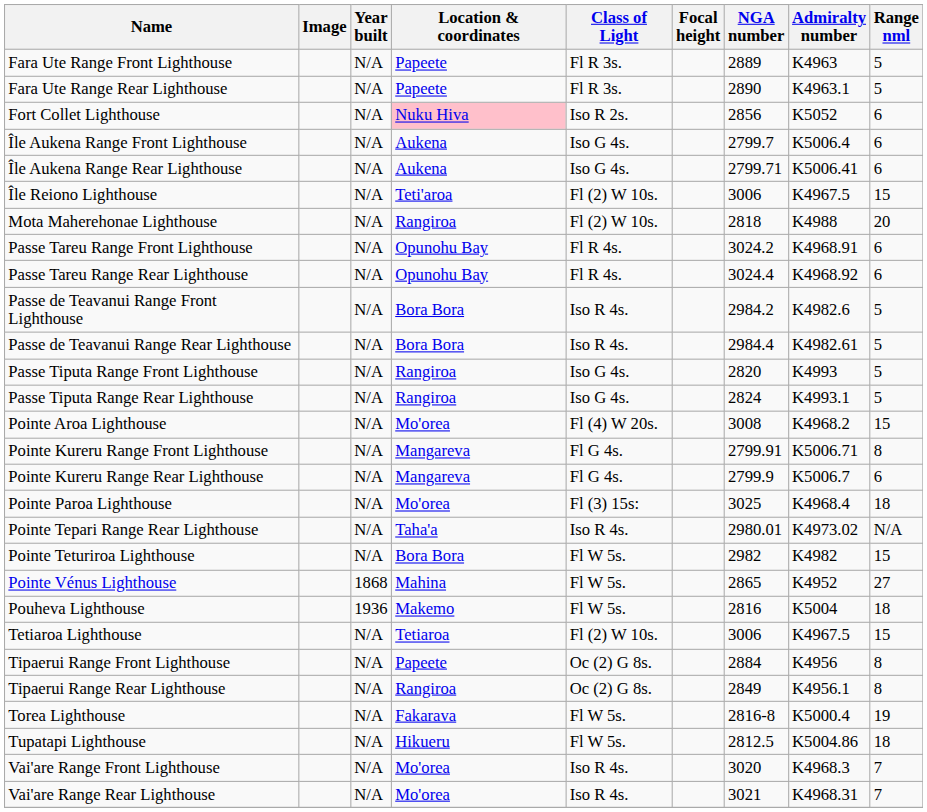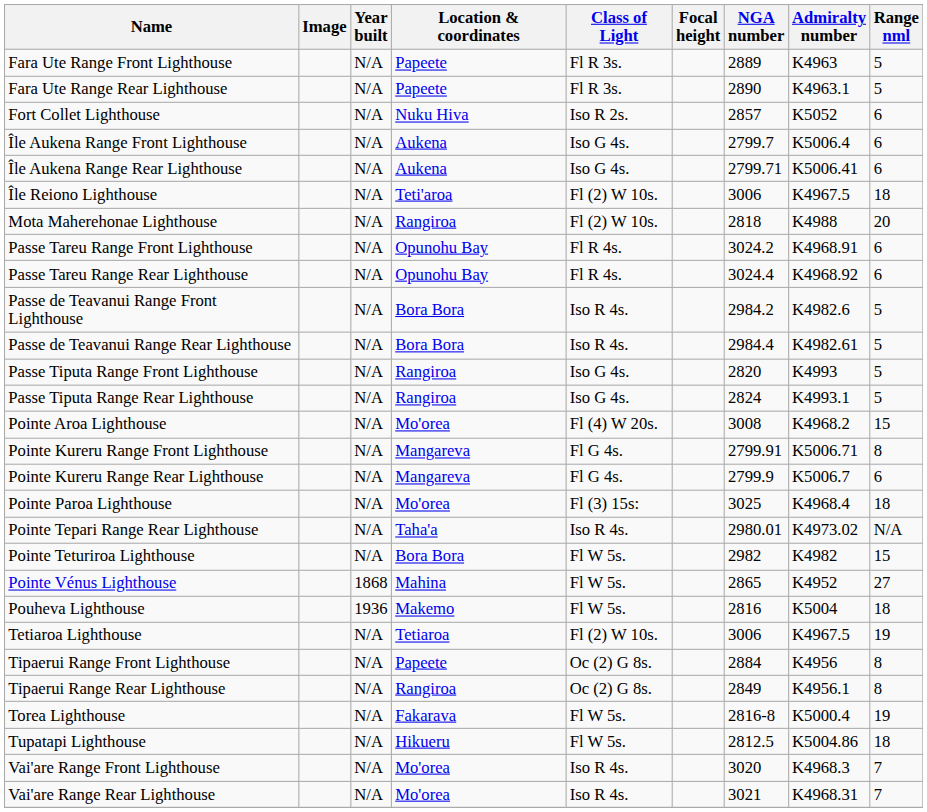(432, 115) pink background -> (432, 115) no background
(745, 115) 2856 -> (745, 115) 2857
(882, 194) 15 -> (882, 194) 18
(882, 635) 15 -> (882, 635) 19
